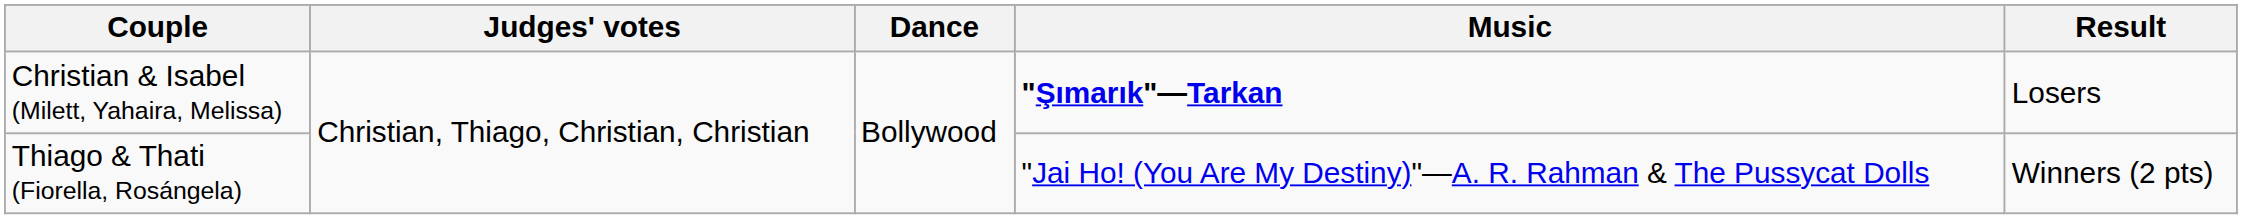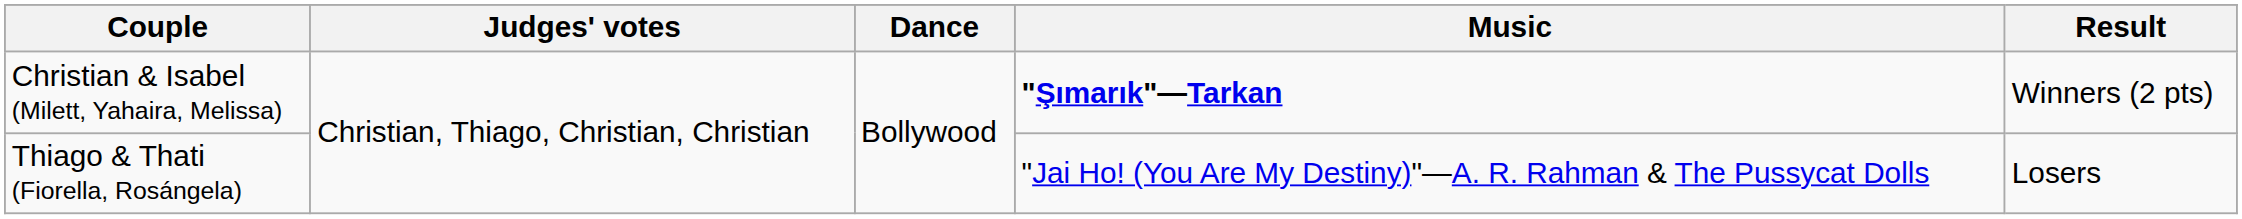(2056, 92) Losers -> (2113, 92) Winners (2 pts)
(2113, 172) Winners (2 pts) -> (2056, 172) Losers
